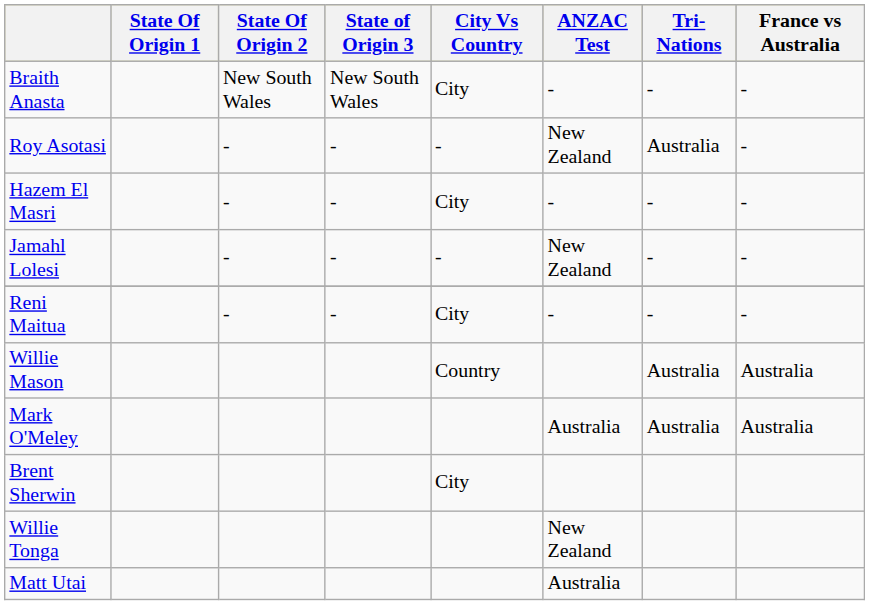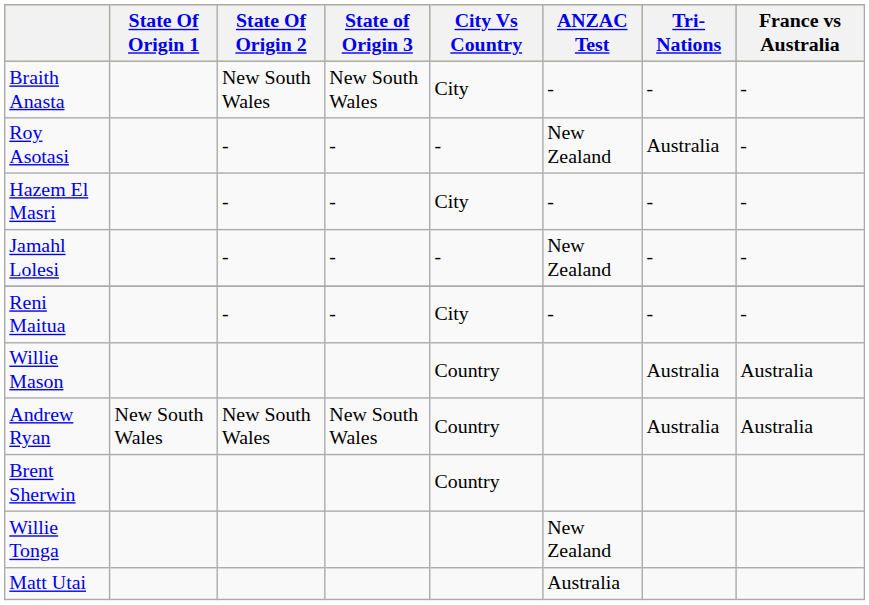- row: (44, 426)
+ row: (41, 426)
(452, 482) City -> (467, 482) Country
